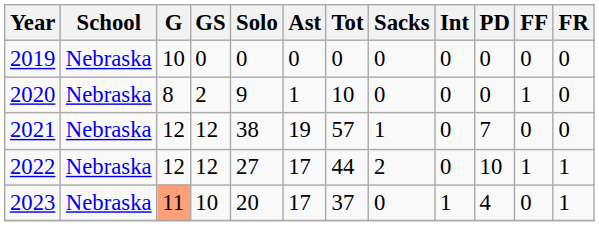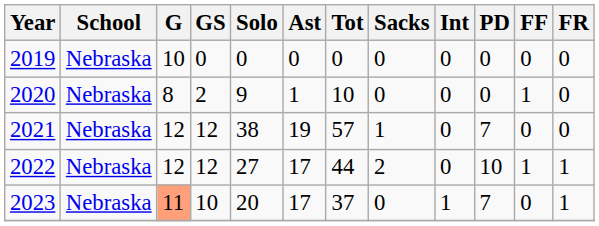(485, 202) 4 -> (485, 202) 7
